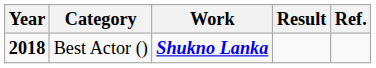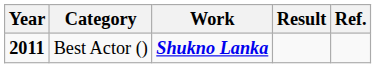(27, 47) 2018 -> (27, 47) 2011
